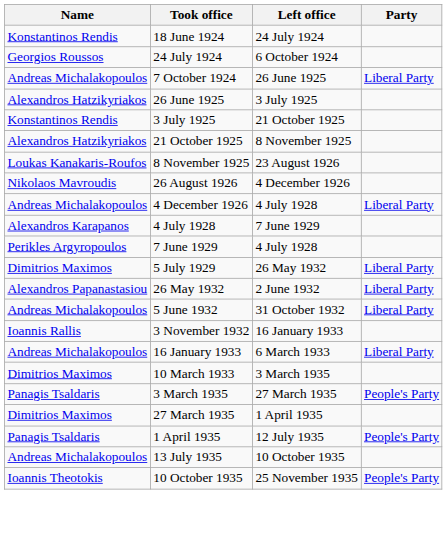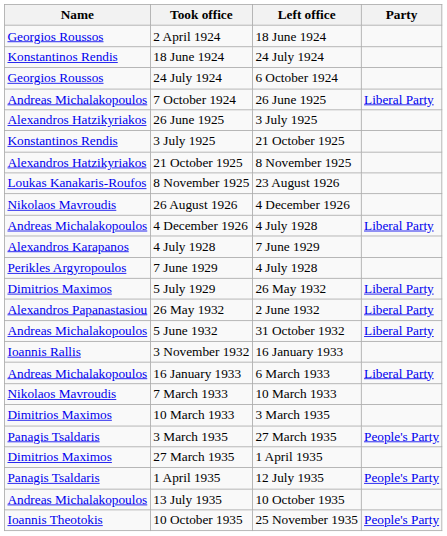+ row: (187, 36)
+ row: (191, 394)
